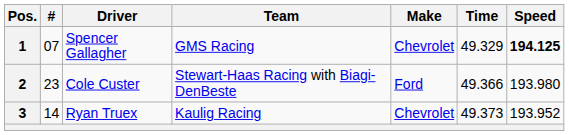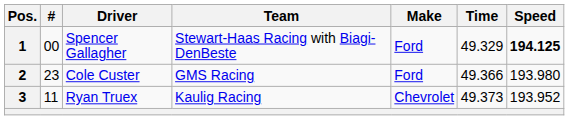(51, 46) 07 -> (51, 46) 00
(215, 46) GMS Racing -> (275, 46) Stewart-Haas Racing with Biagi-DenBeste
(424, 46) Chevrolet -> (409, 46) Ford
(275, 83) Stewart-Haas Racing with Biagi-DenBeste -> (215, 76) GMS Racing
(51, 113) 14 -> (51, 98) 11
